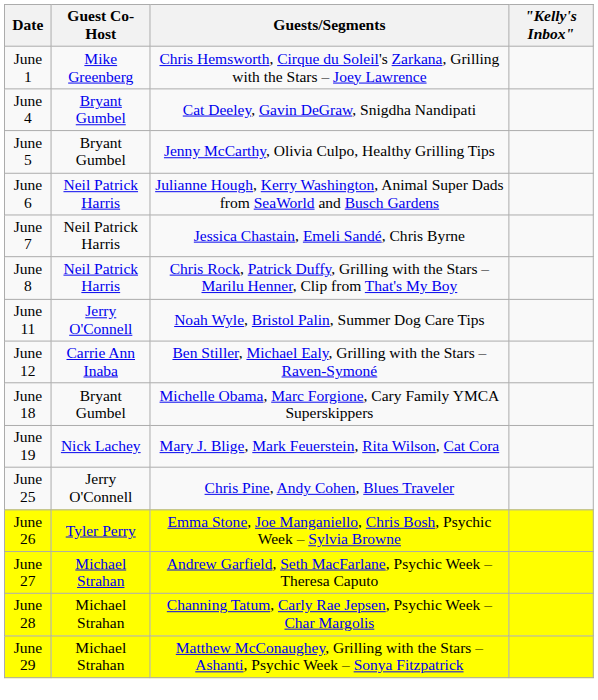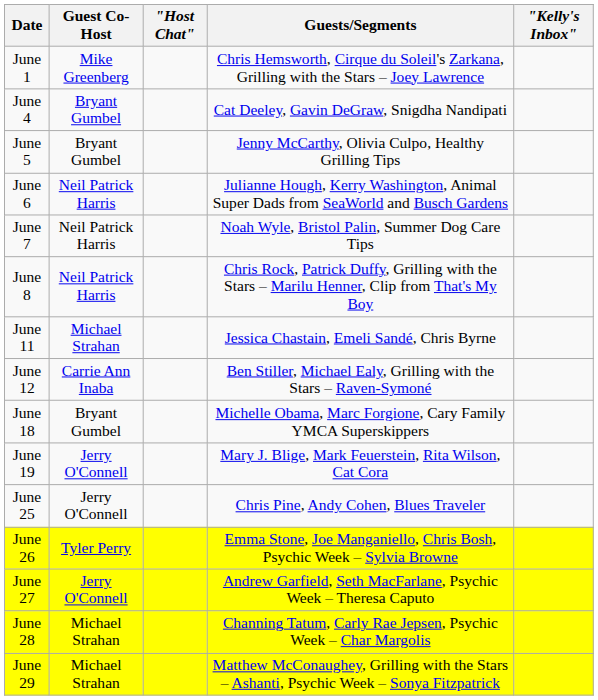+ column: (175, 25)
(329, 235) Jessica Chastain, Emeli Sandé, Chris Byrne -> (360, 235) Noah Wyle, Bristol Palin, Summer Dog Care Tips
(101, 320) Jerry O'Connell -> (96, 337) Michael Strahan
(329, 320) Noah Wyle, Bristol Palin, Summer Dog Care Tips -> (360, 337) Jessica Chastain, Emeli Sandé, Chris Byrne
(101, 446) Nick Lachey -> (96, 463) Jerry O'Connell
(101, 572) Michael Strahan -> (96, 589) Jerry O'Connell
